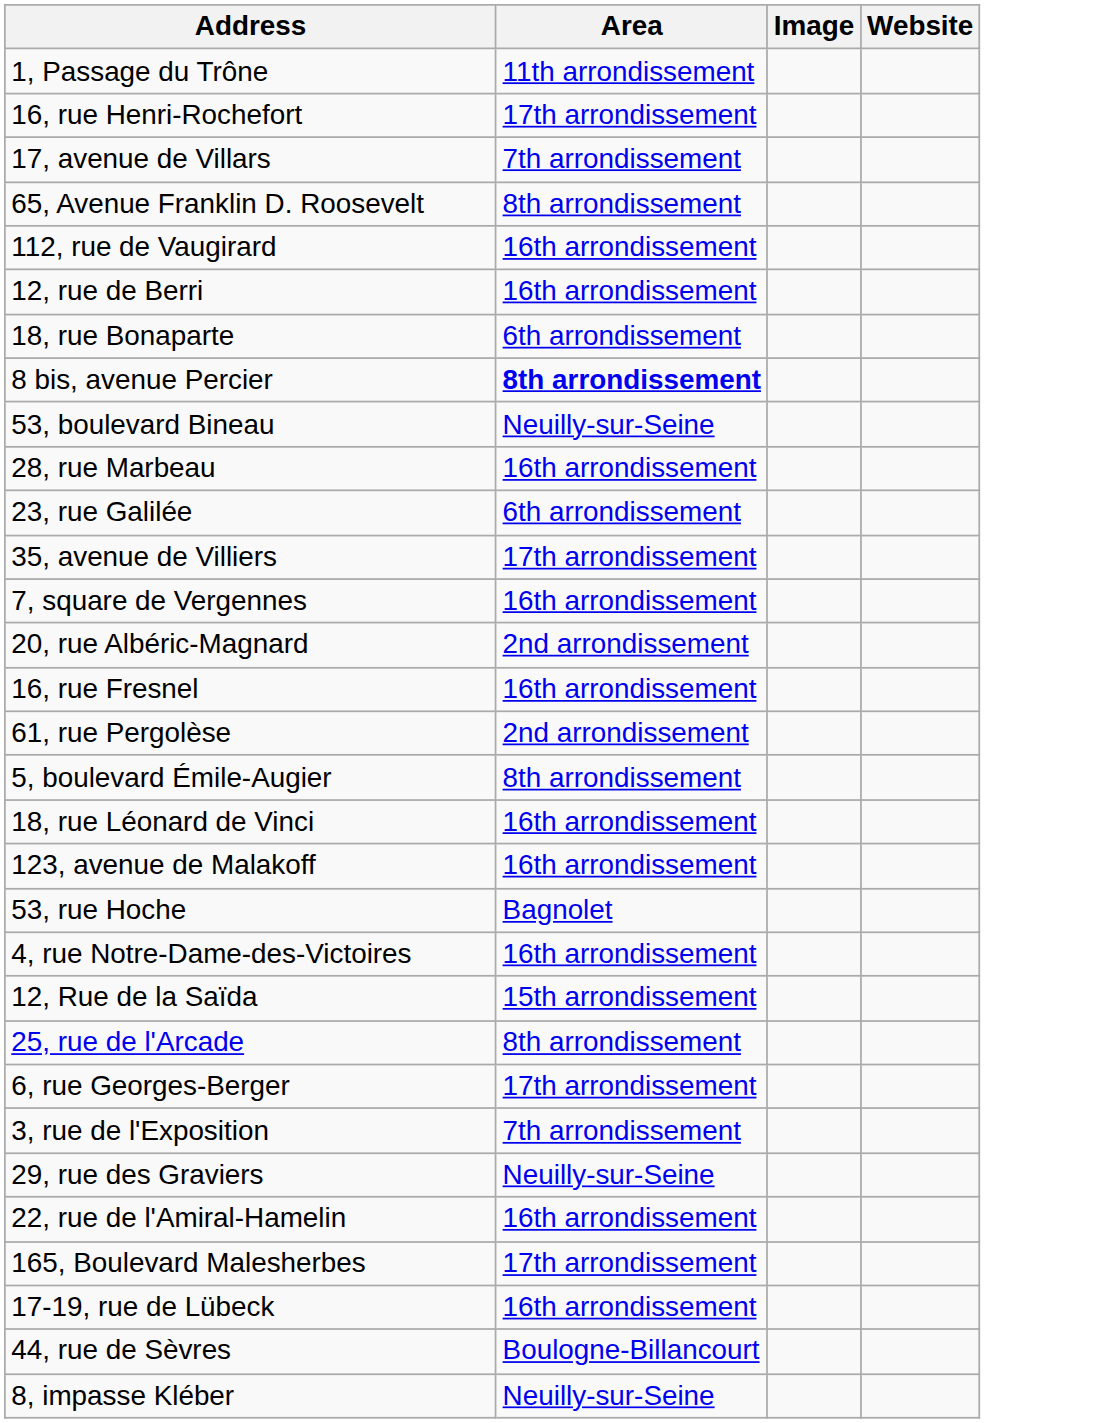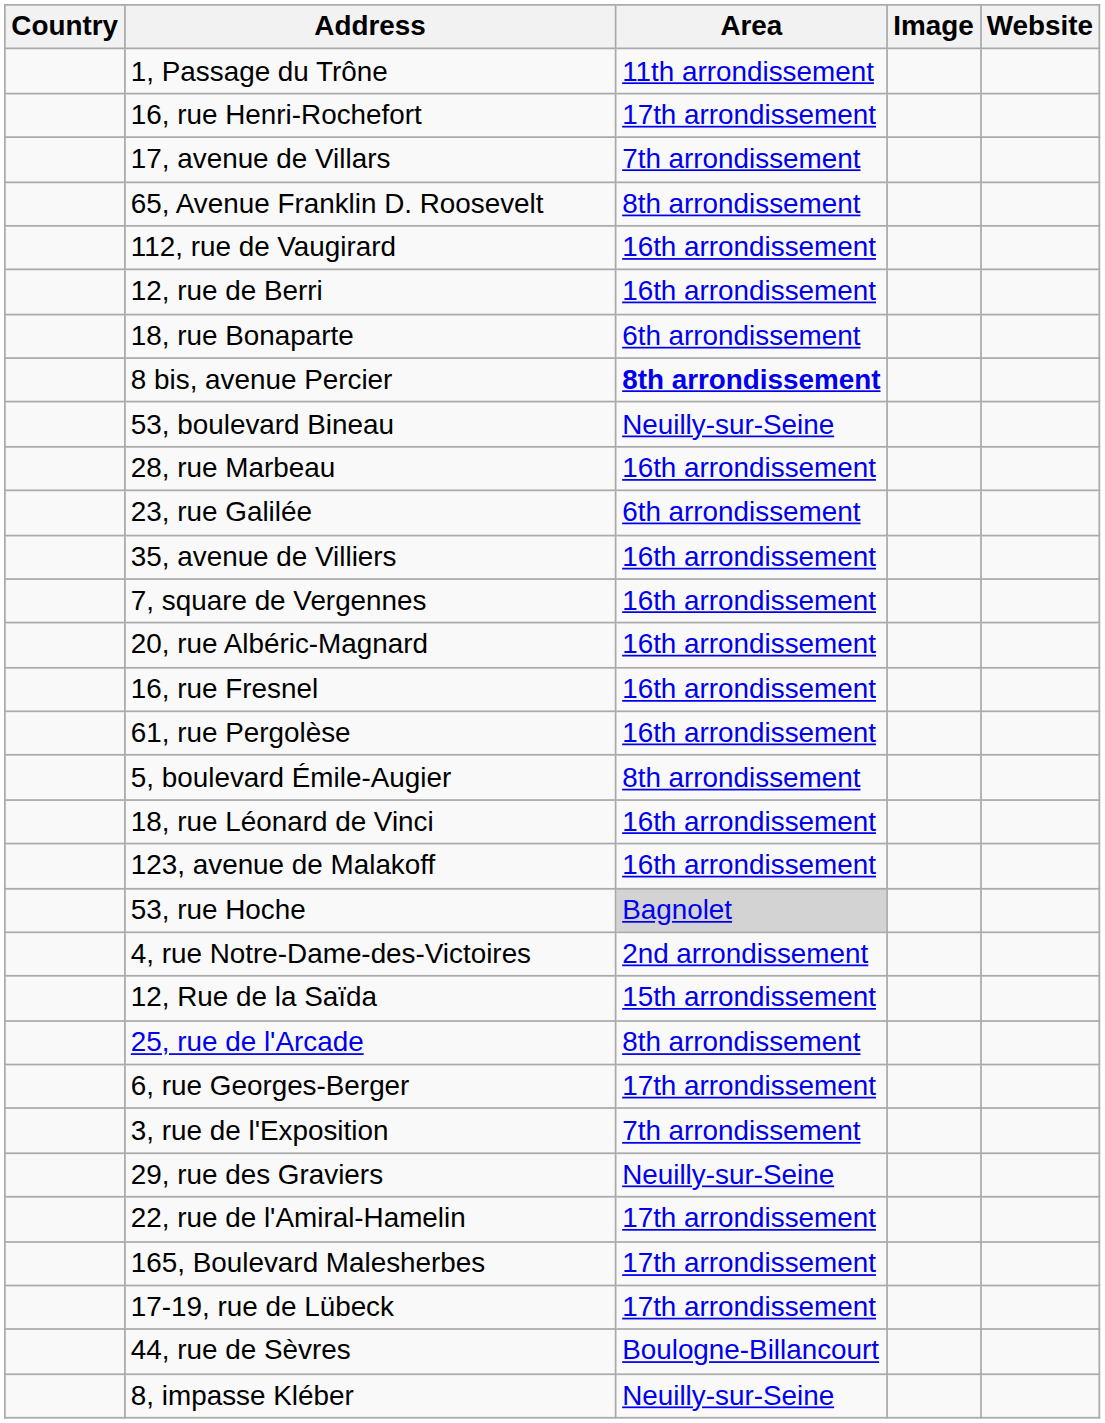+ column: (65, 26)
(630, 556) 17th arrondissement -> (749, 556) 16th arrondissement
(626, 644) 2nd arrondissement -> (749, 644) 16th arrondissement
(626, 733) 2nd arrondissement -> (749, 733) 16th arrondissement
(558, 909) no background -> (677, 909) lightgrey background
(630, 953) 16th arrondissement -> (745, 953) 2nd arrondissement
(630, 1218) 16th arrondissement -> (749, 1218) 17th arrondissement
(630, 1306) 16th arrondissement -> (749, 1306) 17th arrondissement
